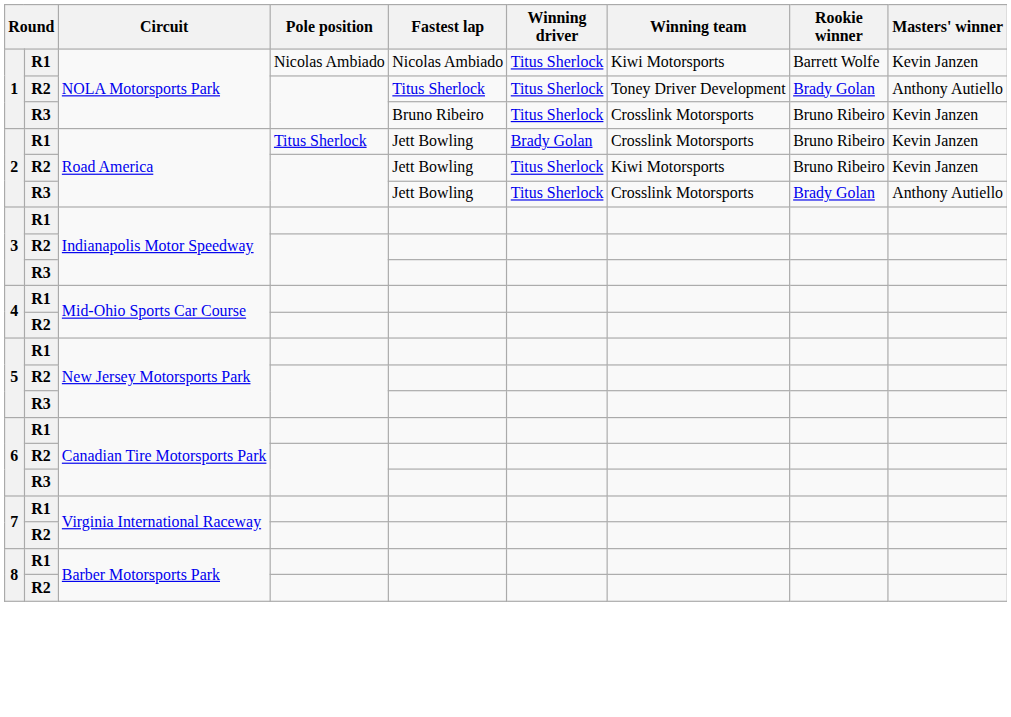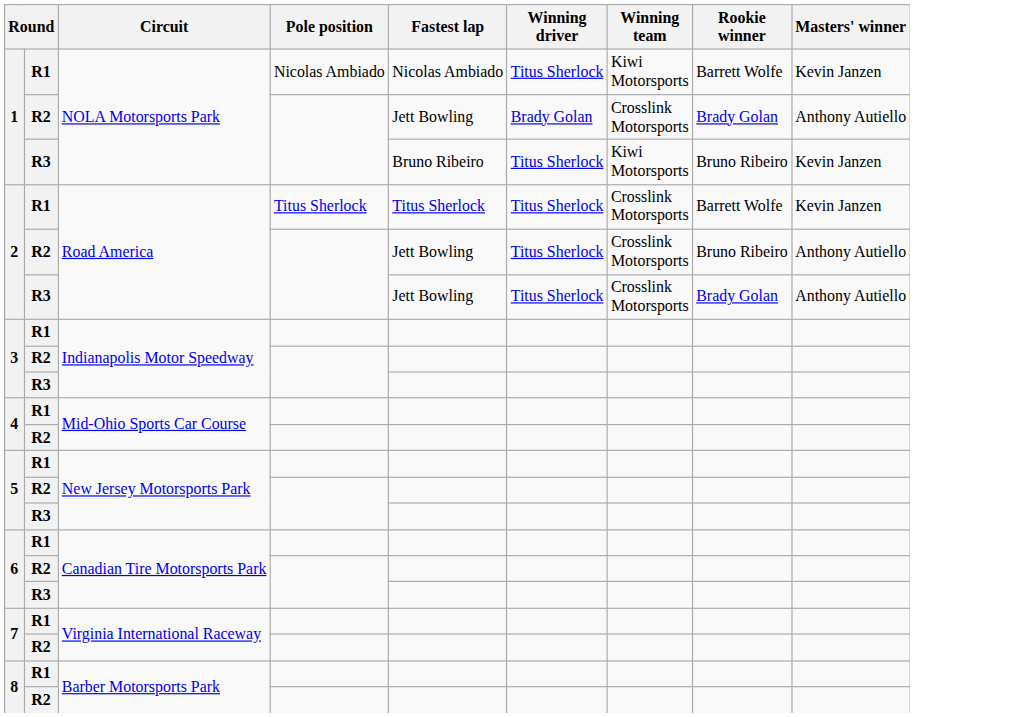(439, 88) Titus Sherlock -> (433, 116) Jett Bowling
(557, 88) Titus Sherlock -> (552, 116) Brady Golan
(698, 88) Toney Driver Development -> (650, 116) Crosslink Motorsports
(682, 114) Crosslink Motorsports -> (650, 161) Kiwi Motorsports
(433, 140) Jett Bowling -> (439, 206) Titus Sherlock
(552, 140) Brady Golan -> (557, 206) Titus Sherlock
(839, 140) Bruno Ribeiro -> (739, 206) Barrett Wolfe
(668, 167) Kiwi Motorsports -> (650, 251) Crosslink Motorsports
(935, 167) Kevin Janzen -> (851, 251) Anthony Autiello
